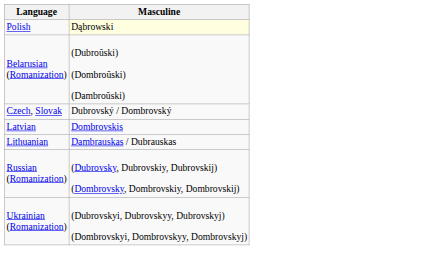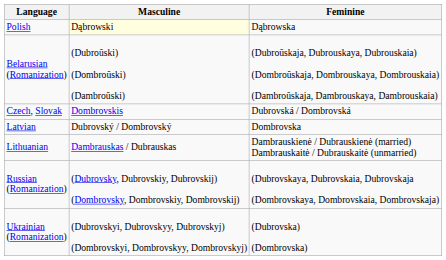+ column: (345, 12)
(121, 111) Dubrovský / Dombrovský -> (97, 111) Dombrovskis
(97, 127) Dombrovskis -> (121, 127) Dubrovský / Dombrovský
